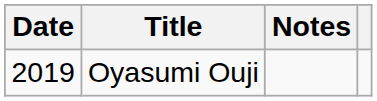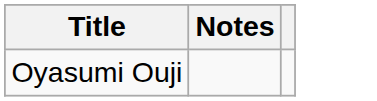- column: (43, 27)
